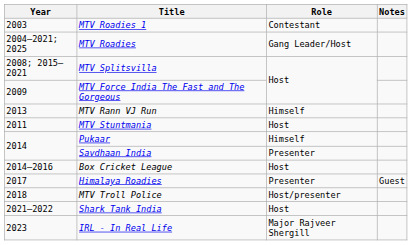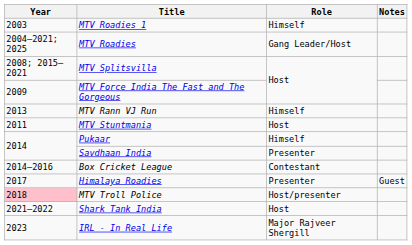(294, 25) Contestant -> (286, 25) Himself
(279, 167) Host -> (294, 167) Contestant
(17, 195) no background -> (17, 195) pink background
